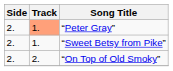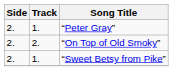(36, 28) lightsalmon background -> (36, 28) no background
rows swapped: (114, 43) <-> (111, 58)
